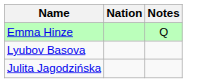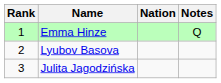+ column: (21, 13)
